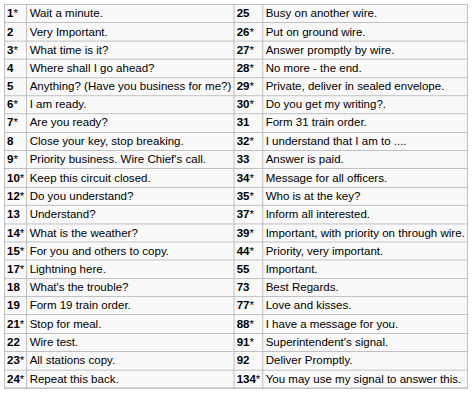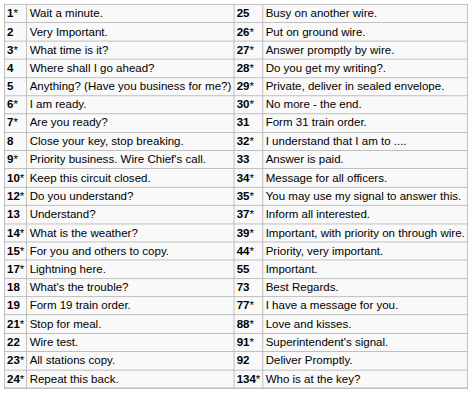(314, 68) No more - the end. -> (326, 68) Do you get my writing?.
(326, 104) Do you get my writing?. -> (314, 104) No more - the end.
(313, 196) Who is at the key? -> (363, 196) You may use my signal to answer this.
(309, 305) Love and kisses. -> (332, 305) I have a message for you.
(332, 324) I have a message for you. -> (309, 324) Love and kisses.
(363, 379) You may use my signal to answer this. -> (313, 379) Who is at the key?
